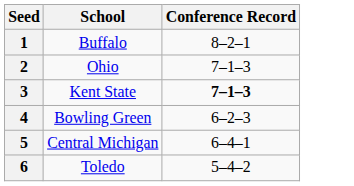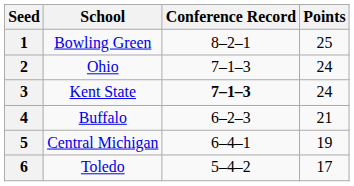+ column: (324, 17)
(103, 42) Buffalo -> (103, 42) Bowling Green
(103, 117) Bowling Green -> (103, 117) Buffalo
